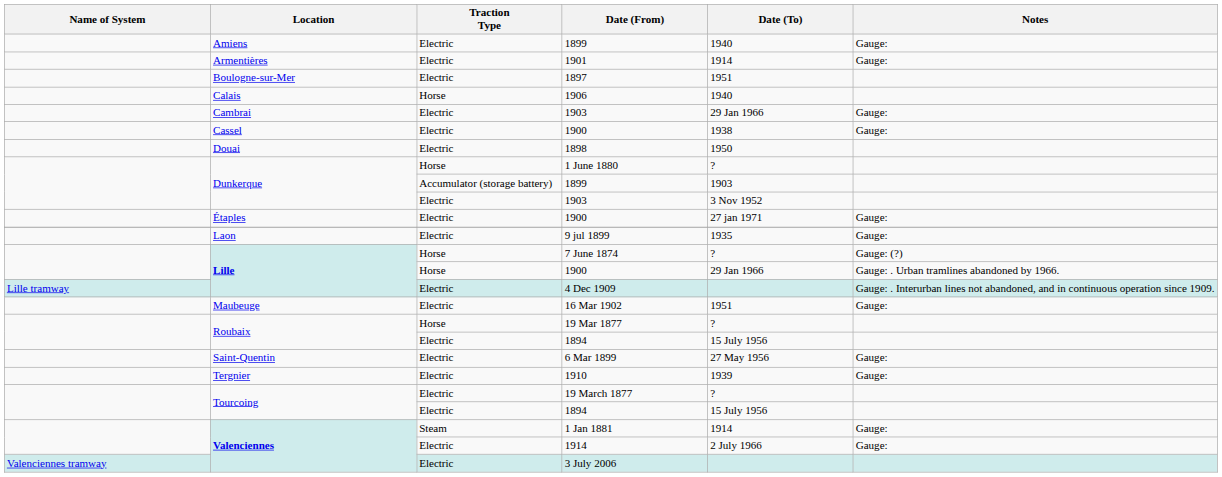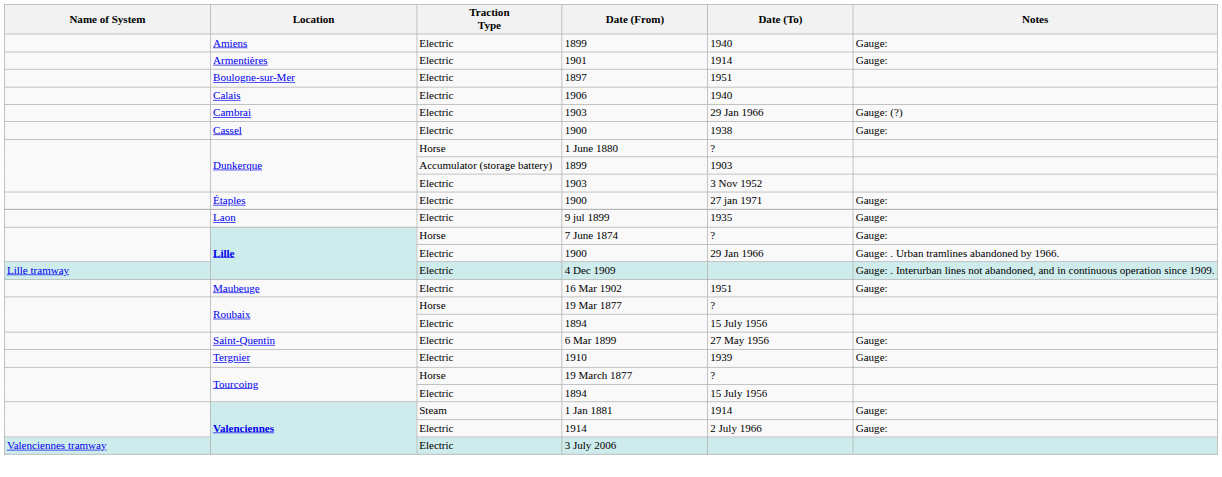(432, 95) Horse -> (436, 95) Electric
(872, 113) Gauge: -> (879, 113) Gauge: (?)
- row: (227, 148)
(879, 253) Gauge: (?) -> (872, 235) Gauge:
(432, 270) Horse -> (436, 253) Electric
(436, 393) Electric -> (432, 375) Horse
